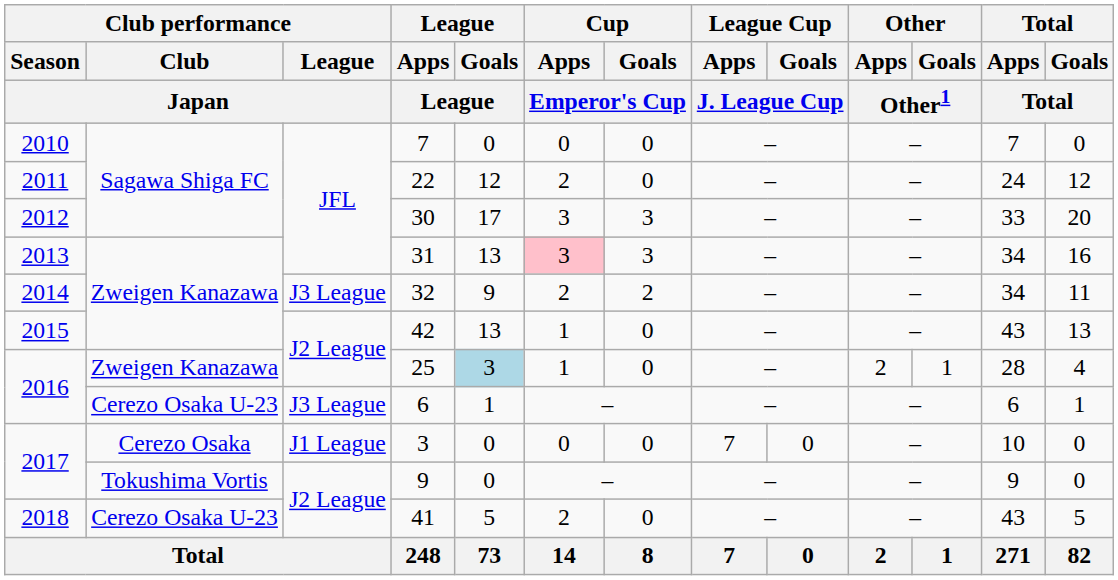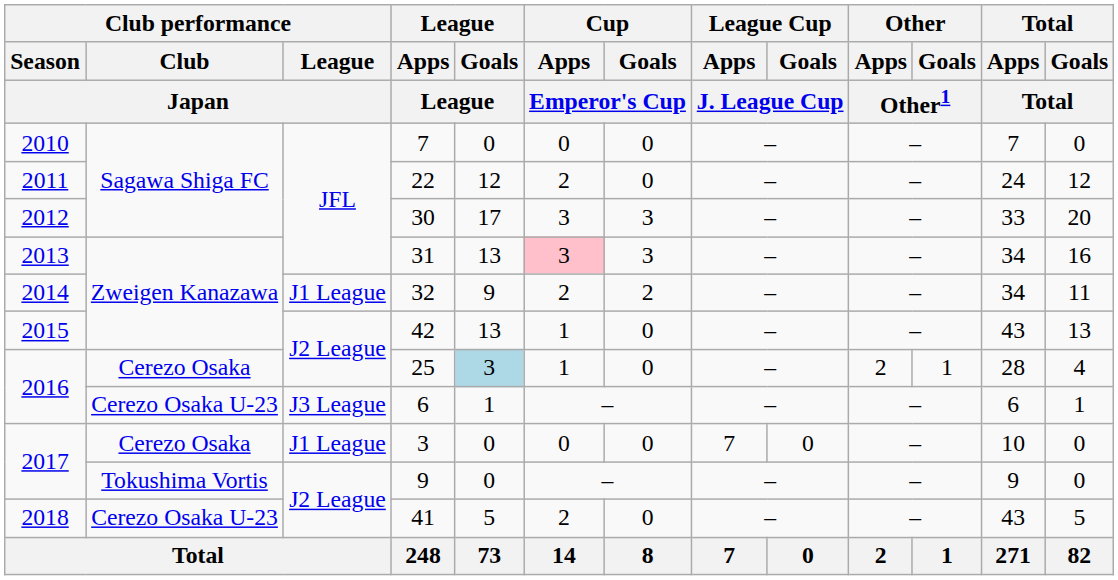(337, 292) J3 League -> (337, 292) J1 League
(185, 367) Zweigen Kanazawa -> (185, 367) Cerezo Osaka
